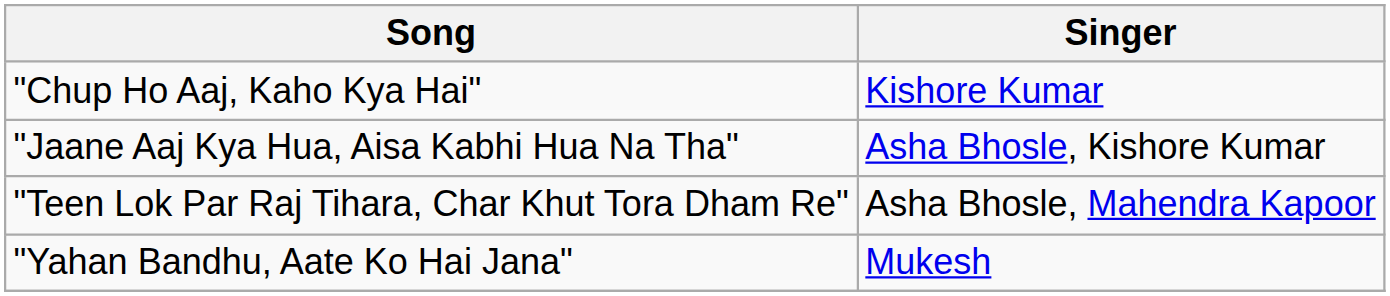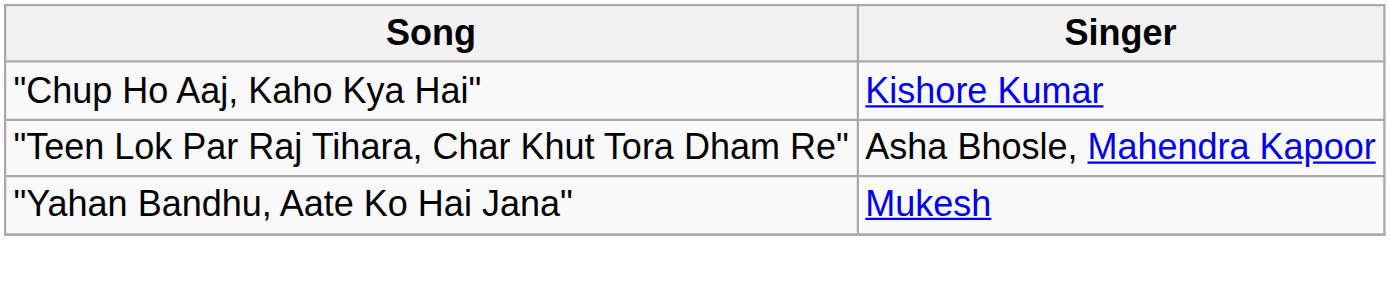- row: (376, 147)
